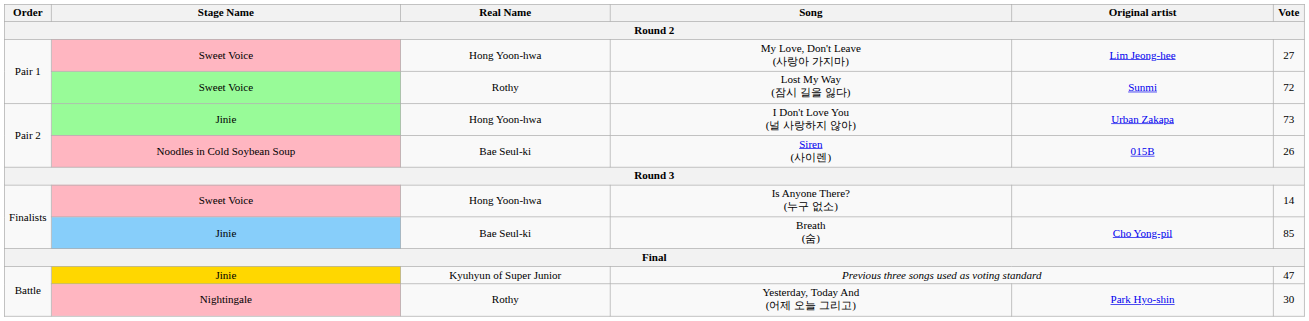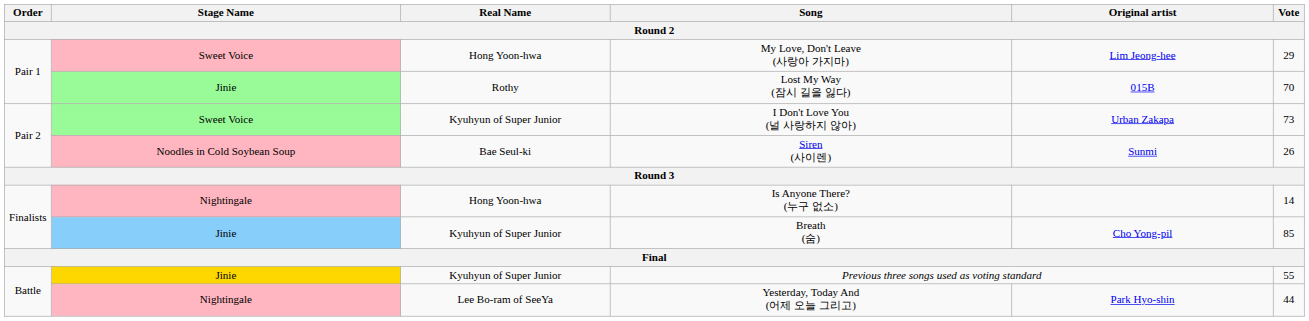(1289, 55) 27 -> (1289, 55) 29
(226, 87) Sweet Voice -> (226, 87) Jinie
(1143, 87) Sunmi -> (1143, 87) 015B
(1289, 87) 72 -> (1289, 87) 70
(226, 119) Jinie -> (226, 119) Sweet Voice
(505, 119) Hong Yoon-hwa -> (505, 119) Kyuhyun of Super Junior
(1143, 151) 015B -> (1143, 151) Sunmi
(226, 201) Sweet Voice -> (226, 201) Nightingale
(505, 233) Bae Seul-ki -> (505, 233) Kyuhyun of Super Junior
(1289, 275) 47 -> (1289, 275) 55
(505, 300) Rothy -> (505, 300) Lee Bo-ram of SeeYa
(1289, 300) 30 -> (1289, 300) 44
